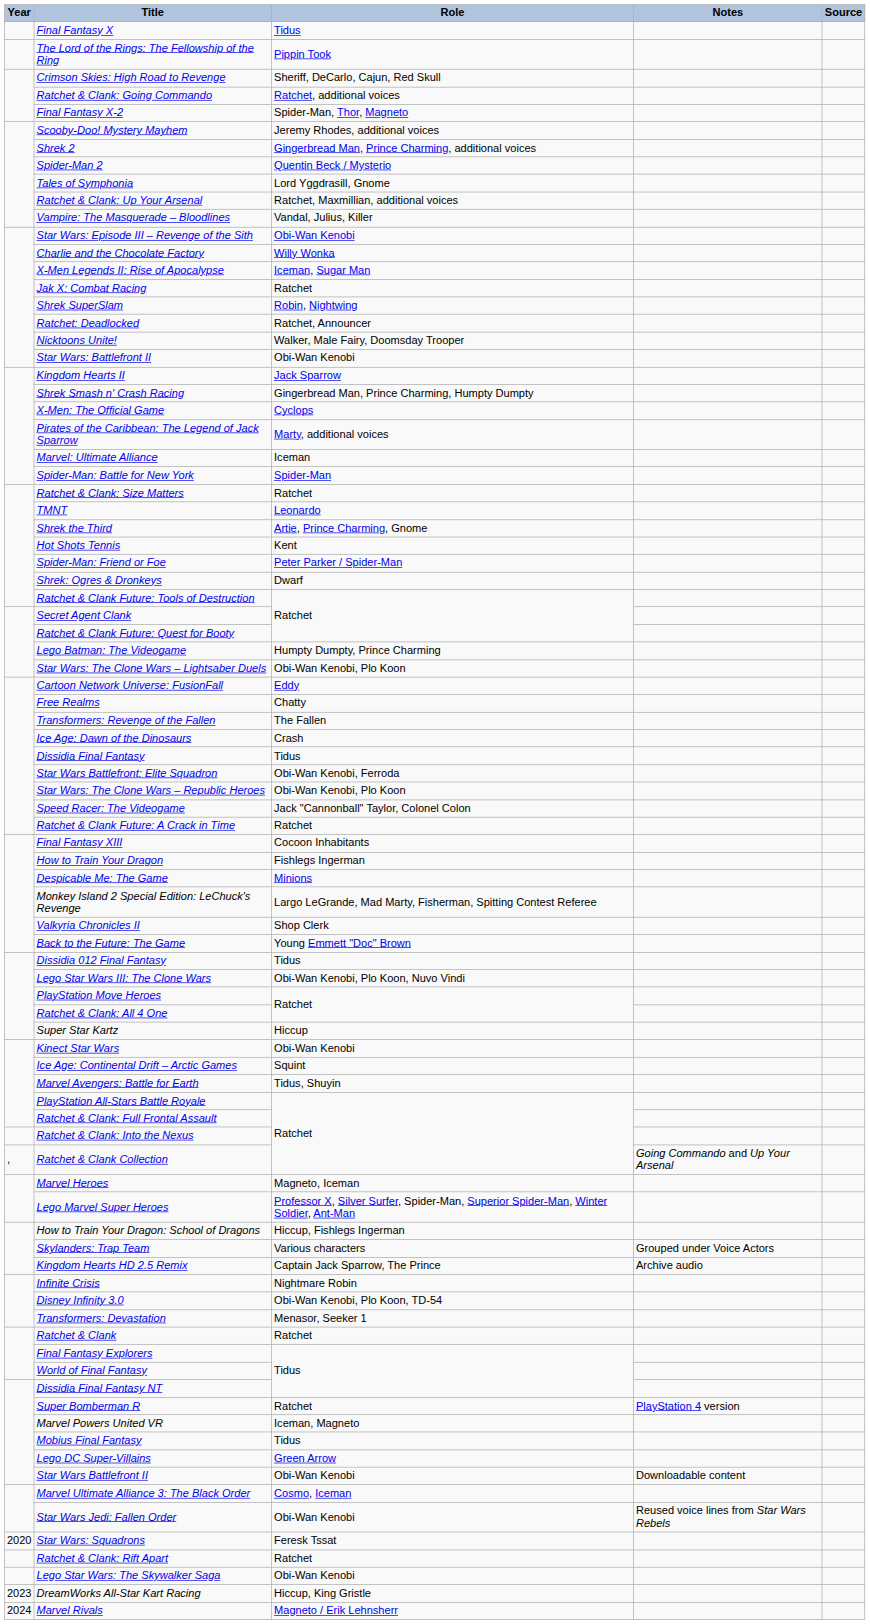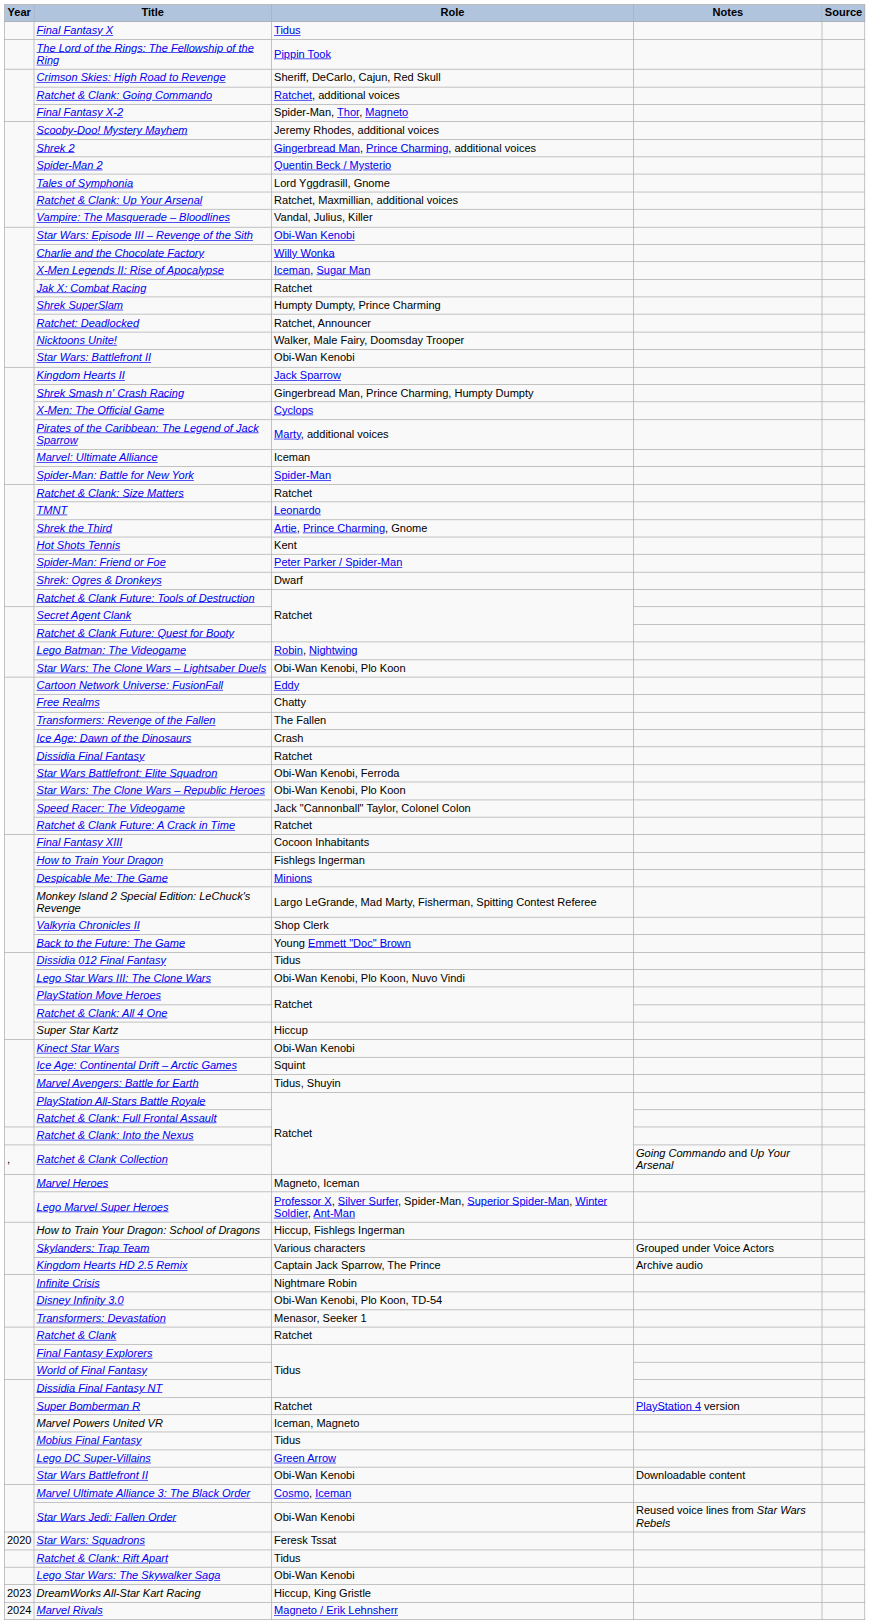(316, 305) Robin, Nightwing -> (357, 305) Humpty Dumpty, Prince Charming
(357, 650) Humpty Dumpty, Prince Charming -> (316, 650) Robin, Nightwing
(287, 755) Tidus -> (293, 755) Ratchet
(293, 1558) Ratchet -> (287, 1558) Tidus
